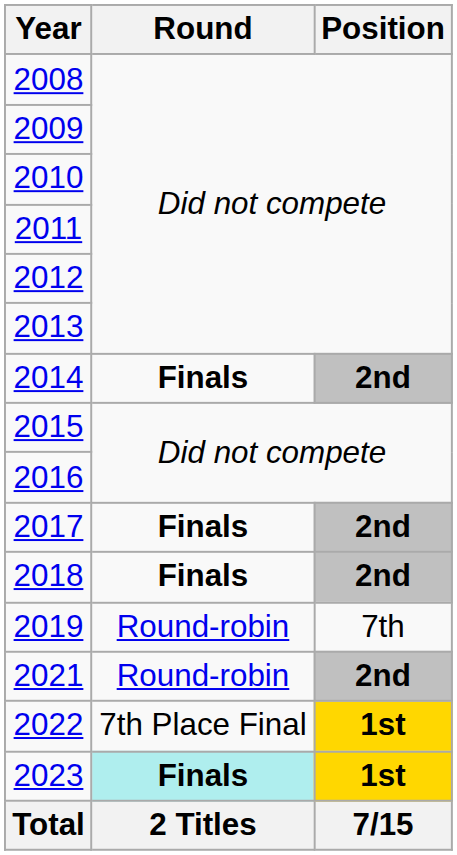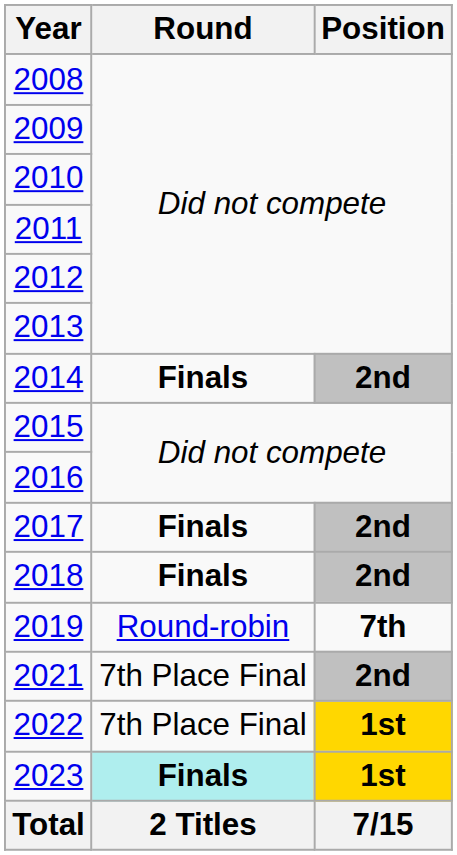(383, 626) normal -> (383, 626) bold
(203, 675) Round-robin -> (203, 675) 7th Place Final
